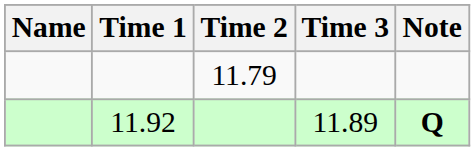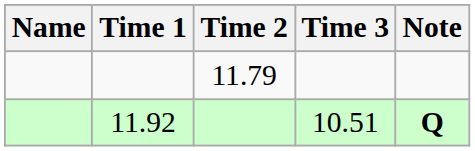(345, 121) 11.89 -> (345, 121) 10.51
